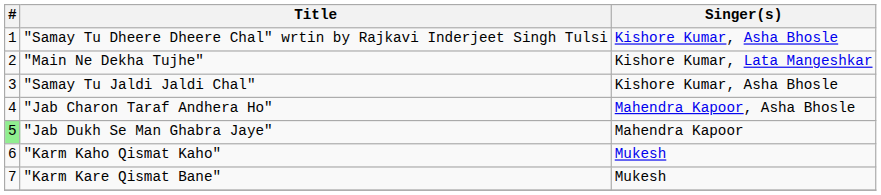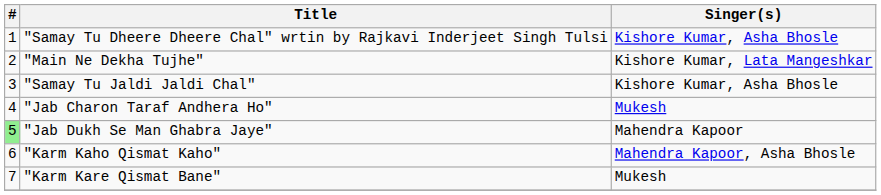(735, 109) Mahendra Kapoor, Asha Bhosle -> (641, 109) Mukesh
(641, 155) Mukesh -> (735, 155) Mahendra Kapoor, Asha Bhosle
